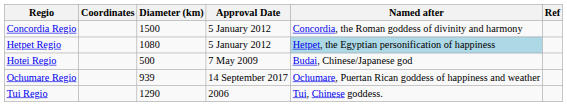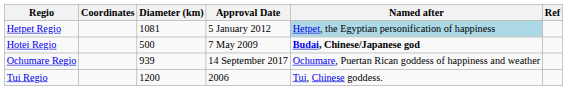- row: (42, 28)
(150, 45) 1080 -> (150, 28) 1081
(353, 61) normal -> (356, 45) bold
(150, 93) 1290 -> (150, 77) 1200
